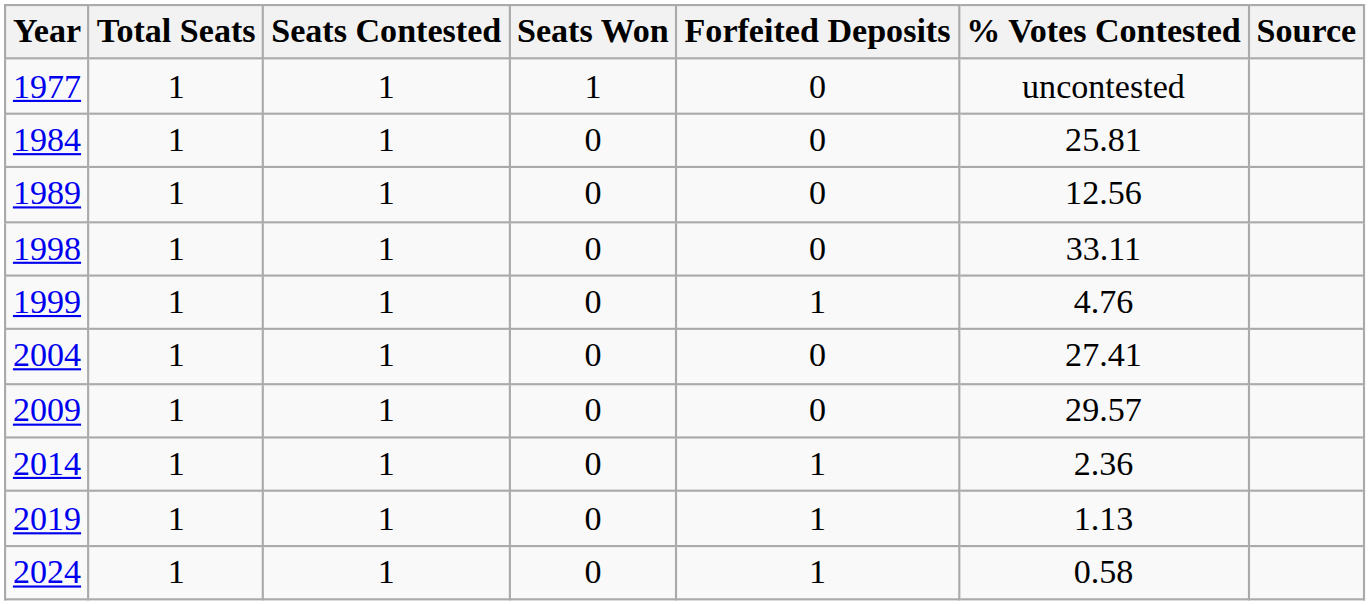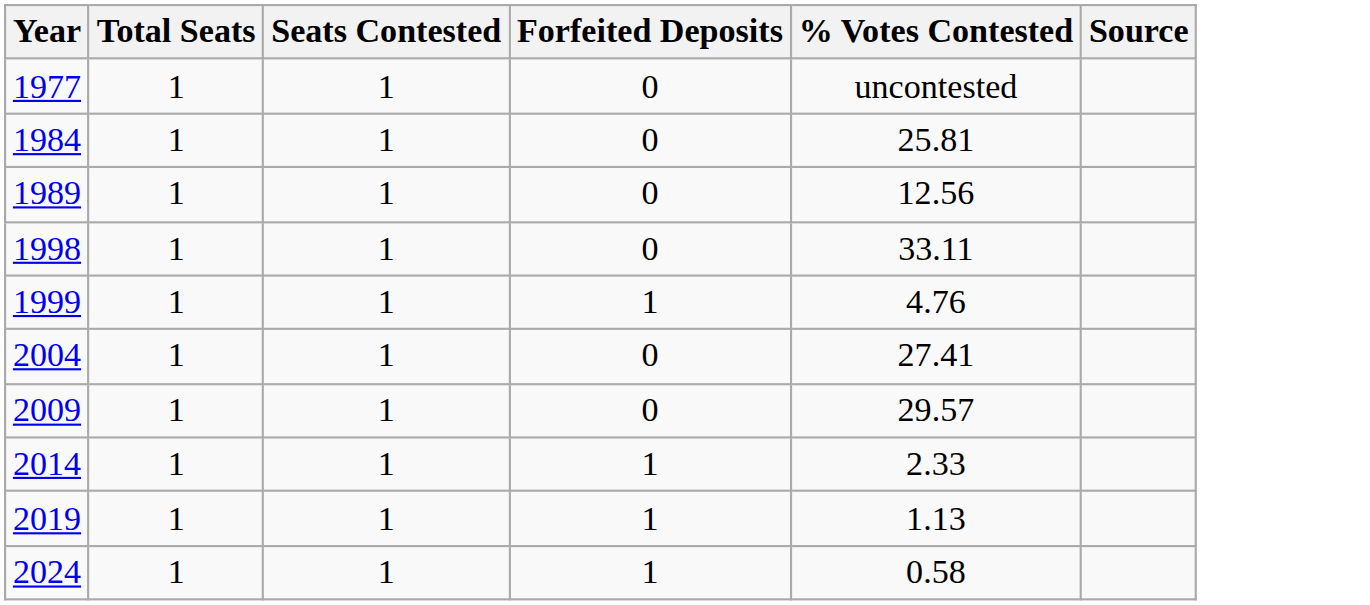- column: (593, 31)
(1103, 463) 2.36 -> (936, 463) 2.33
